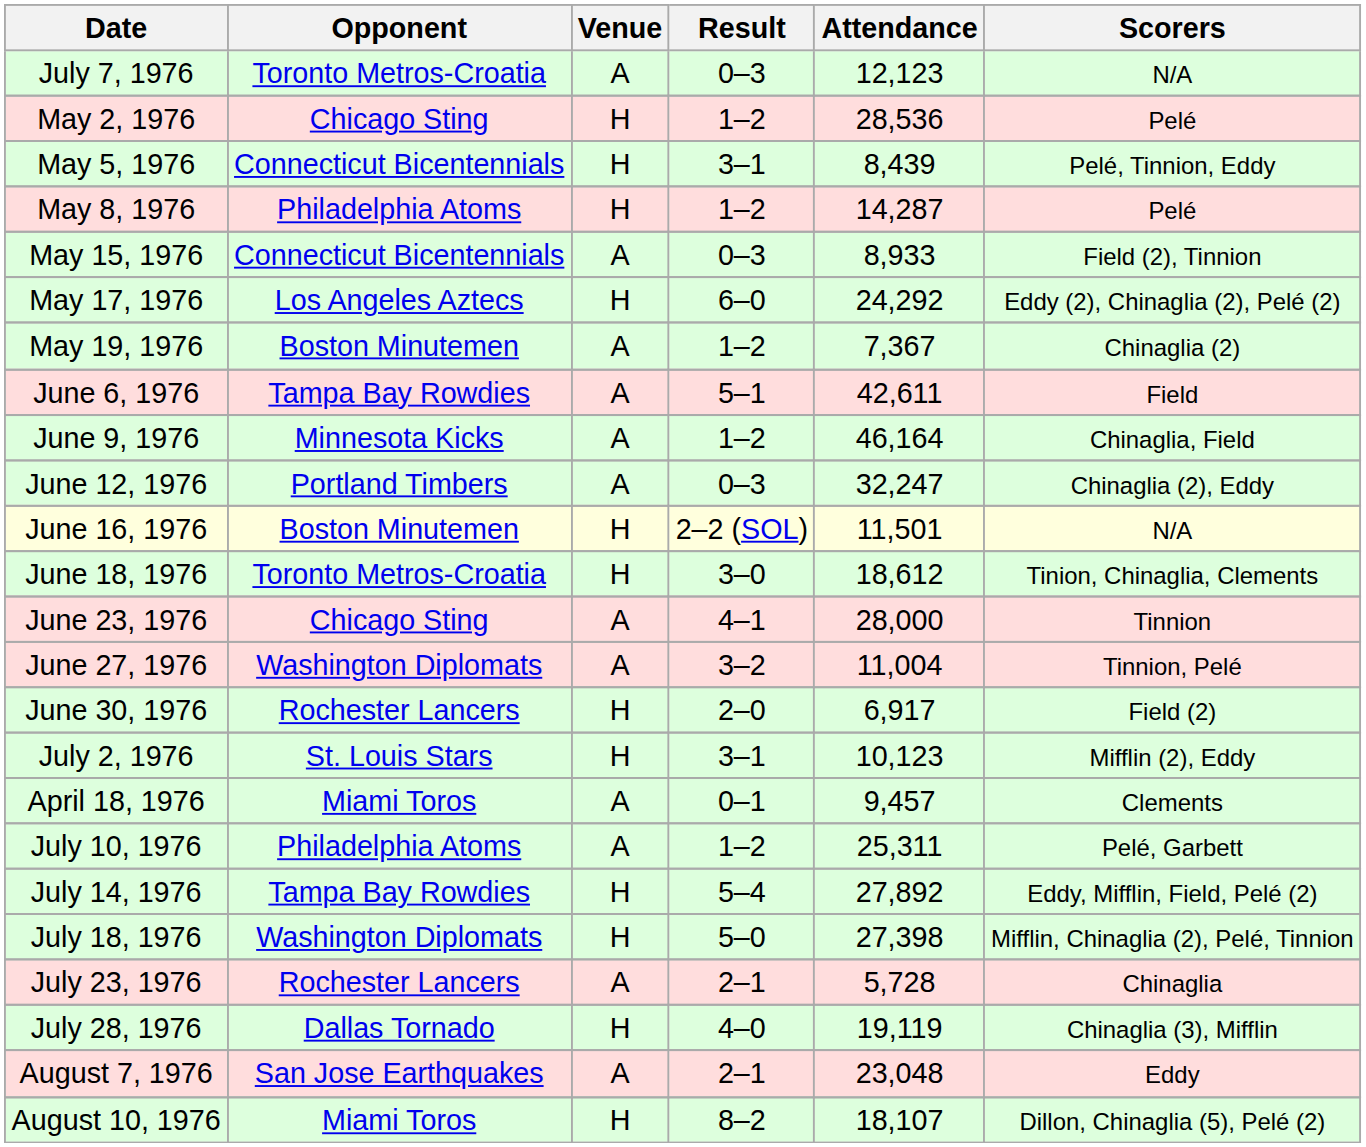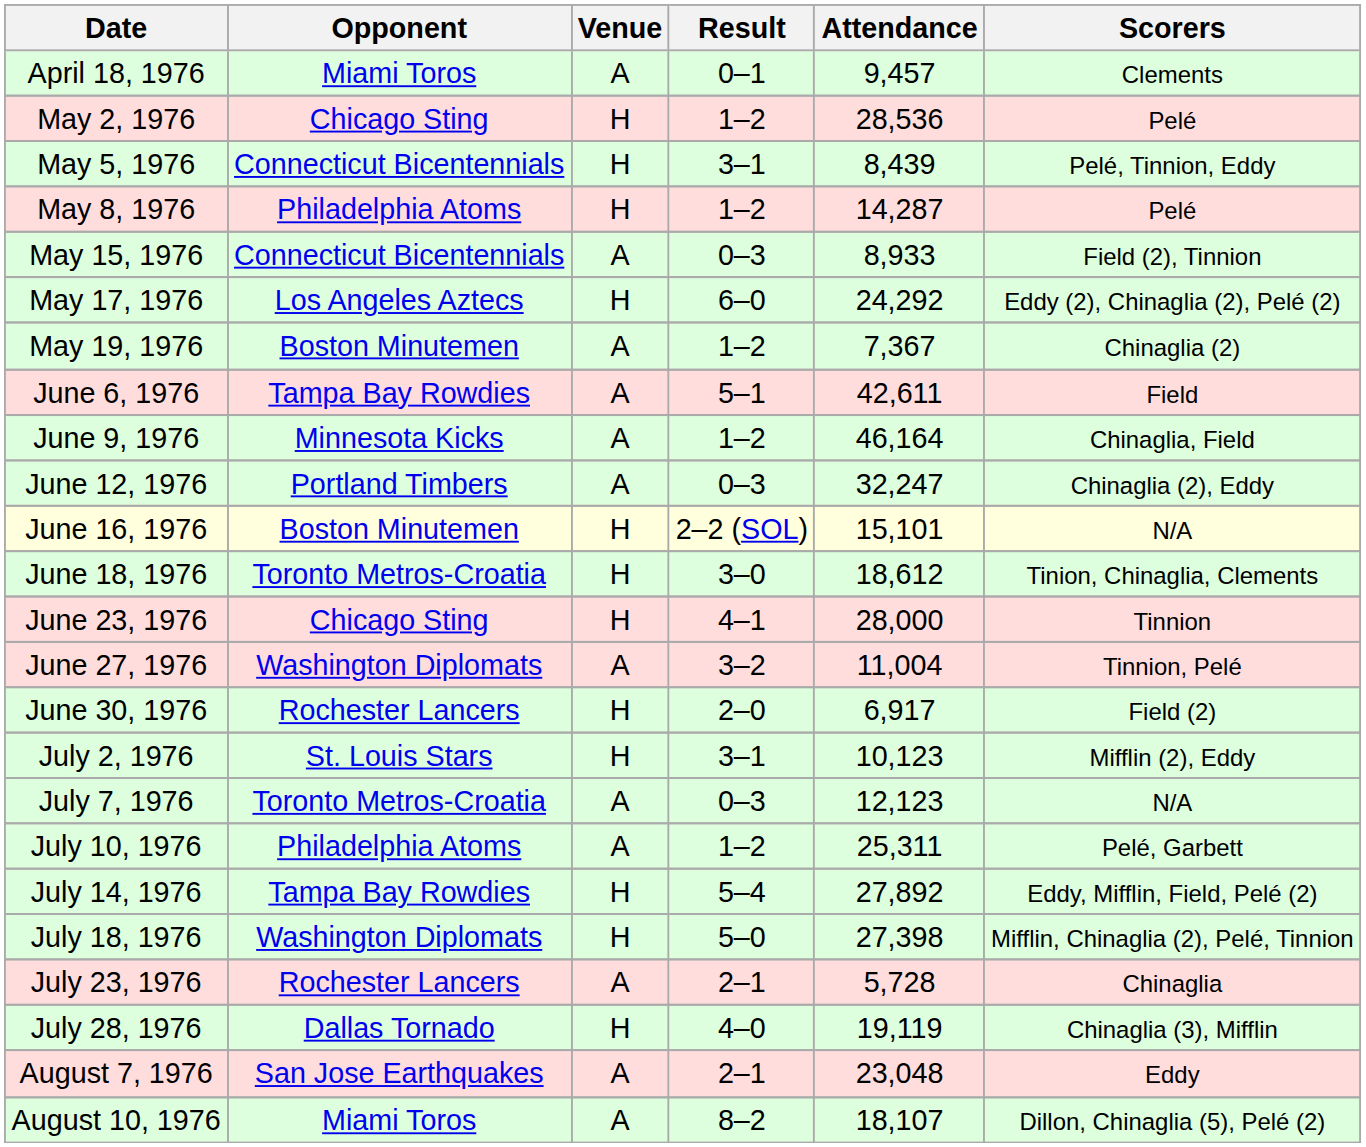rows swapped: (116, 801) <-> (116, 73)
(900, 528) 11,501 -> (900, 528) 15,101
(620, 619) A -> (620, 619) H
(620, 1119) H -> (620, 1119) A
